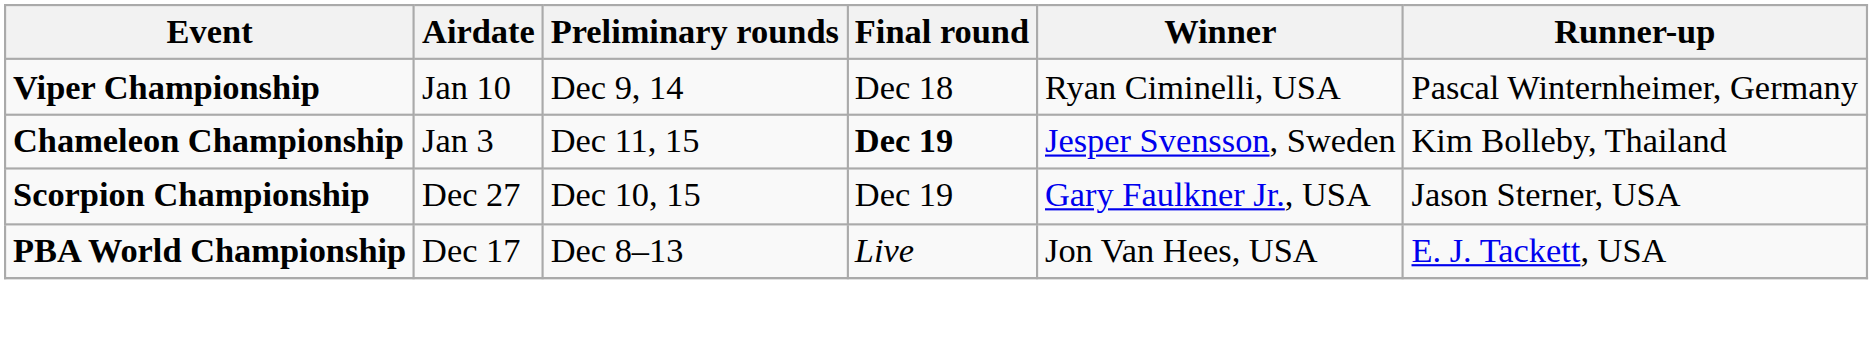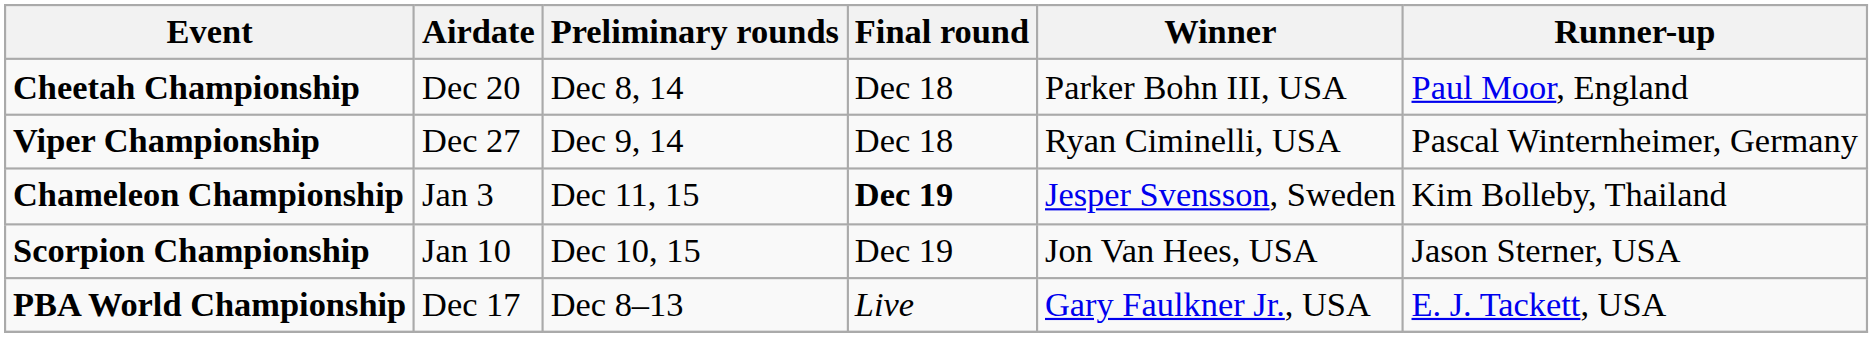+ row: (186, 86)
(467, 86) Jan 10 -> (471, 140) Dec 27
(471, 195) Dec 27 -> (467, 250) Jan 10
(1208, 195) Gary Faulkner Jr., USA -> (1181, 250) Jon Van Hees, USA
(1181, 250) Jon Van Hees, USA -> (1208, 304) Gary Faulkner Jr., USA
